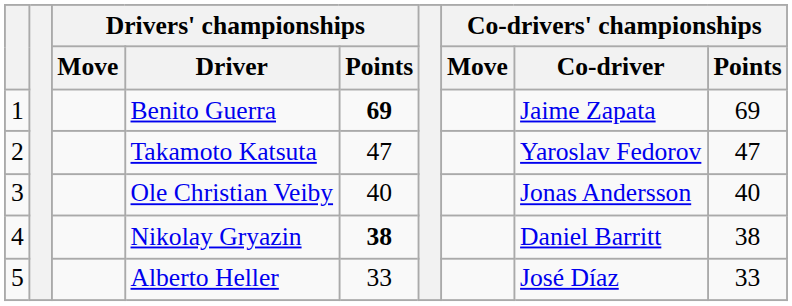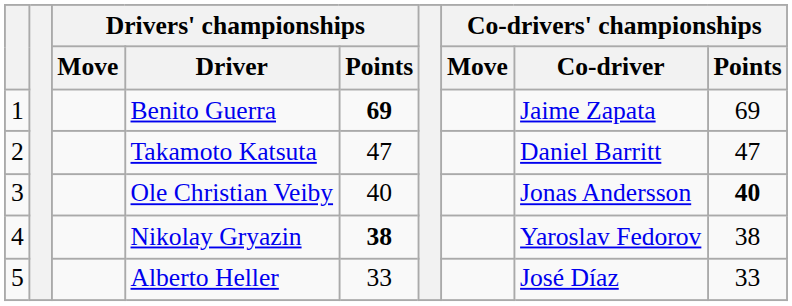(611, 151) Yaroslav Fedorov -> (591, 151) Daniel Barritt
(748, 193) normal -> (748, 193) bold
(591, 236) Daniel Barritt -> (611, 236) Yaroslav Fedorov
